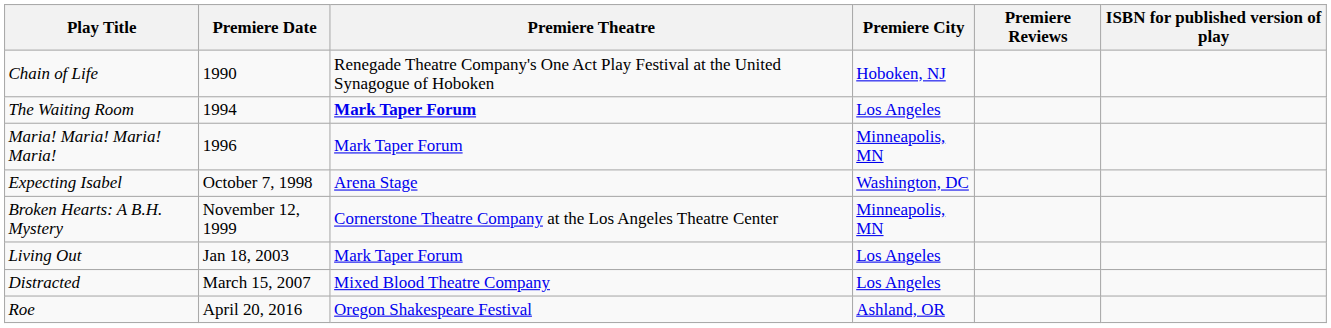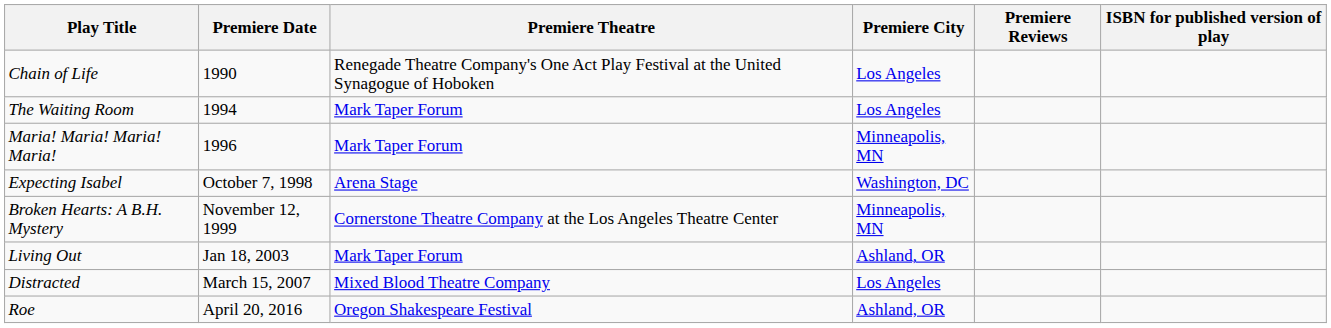(901, 73) Hoboken, NJ -> (898, 73) Los Angeles
(405, 109) bold -> (398, 109) normal
(898, 255) Los Angeles -> (901, 255) Ashland, OR
